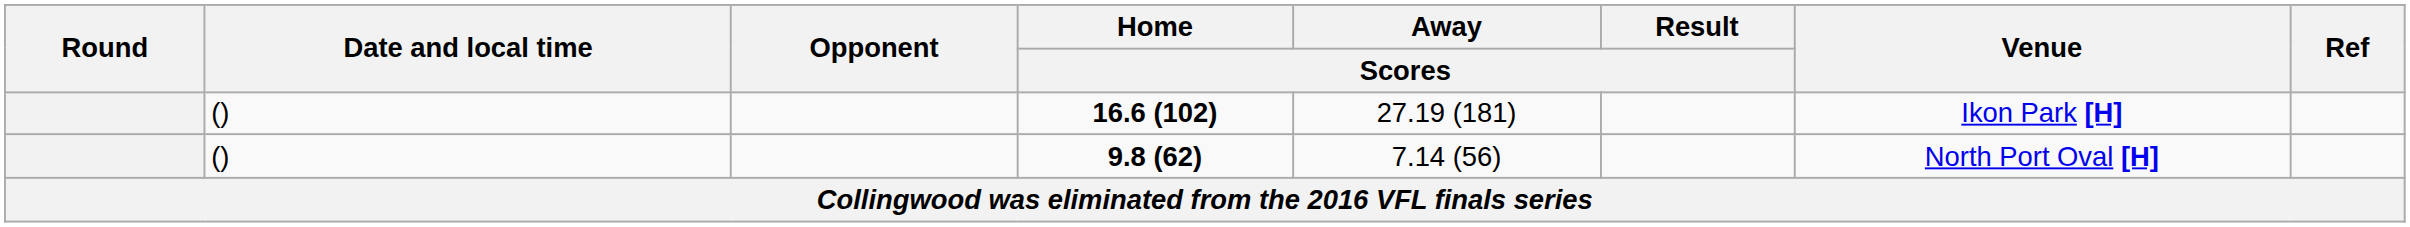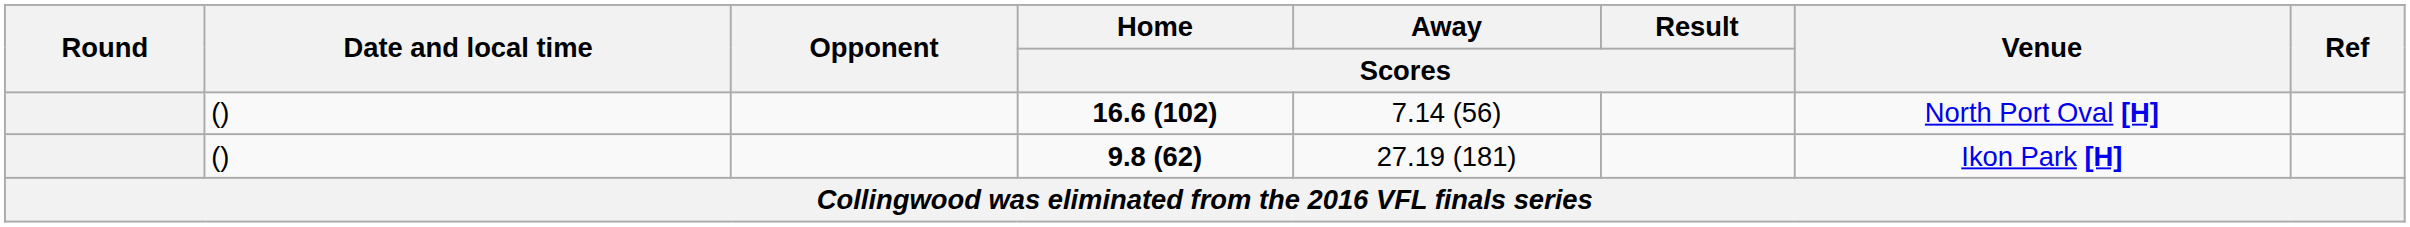(1447, 113) 27.19 (181) -> (1447, 113) 7.14 (56)
(2042, 113) Ikon Park [H] -> (2042, 113) North Port Oval [H]
(1447, 157) 7.14 (56) -> (1447, 157) 27.19 (181)
(2042, 157) North Port Oval [H] -> (2042, 157) Ikon Park [H]
